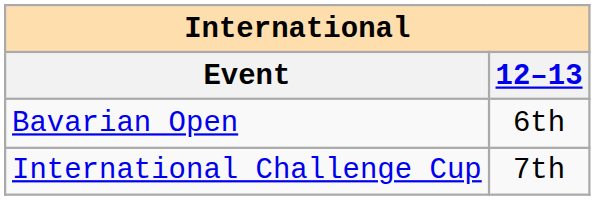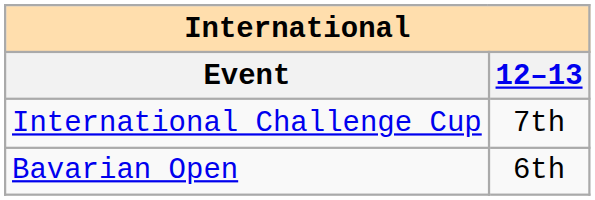rows swapped: (125, 123) <-> (247, 170)
